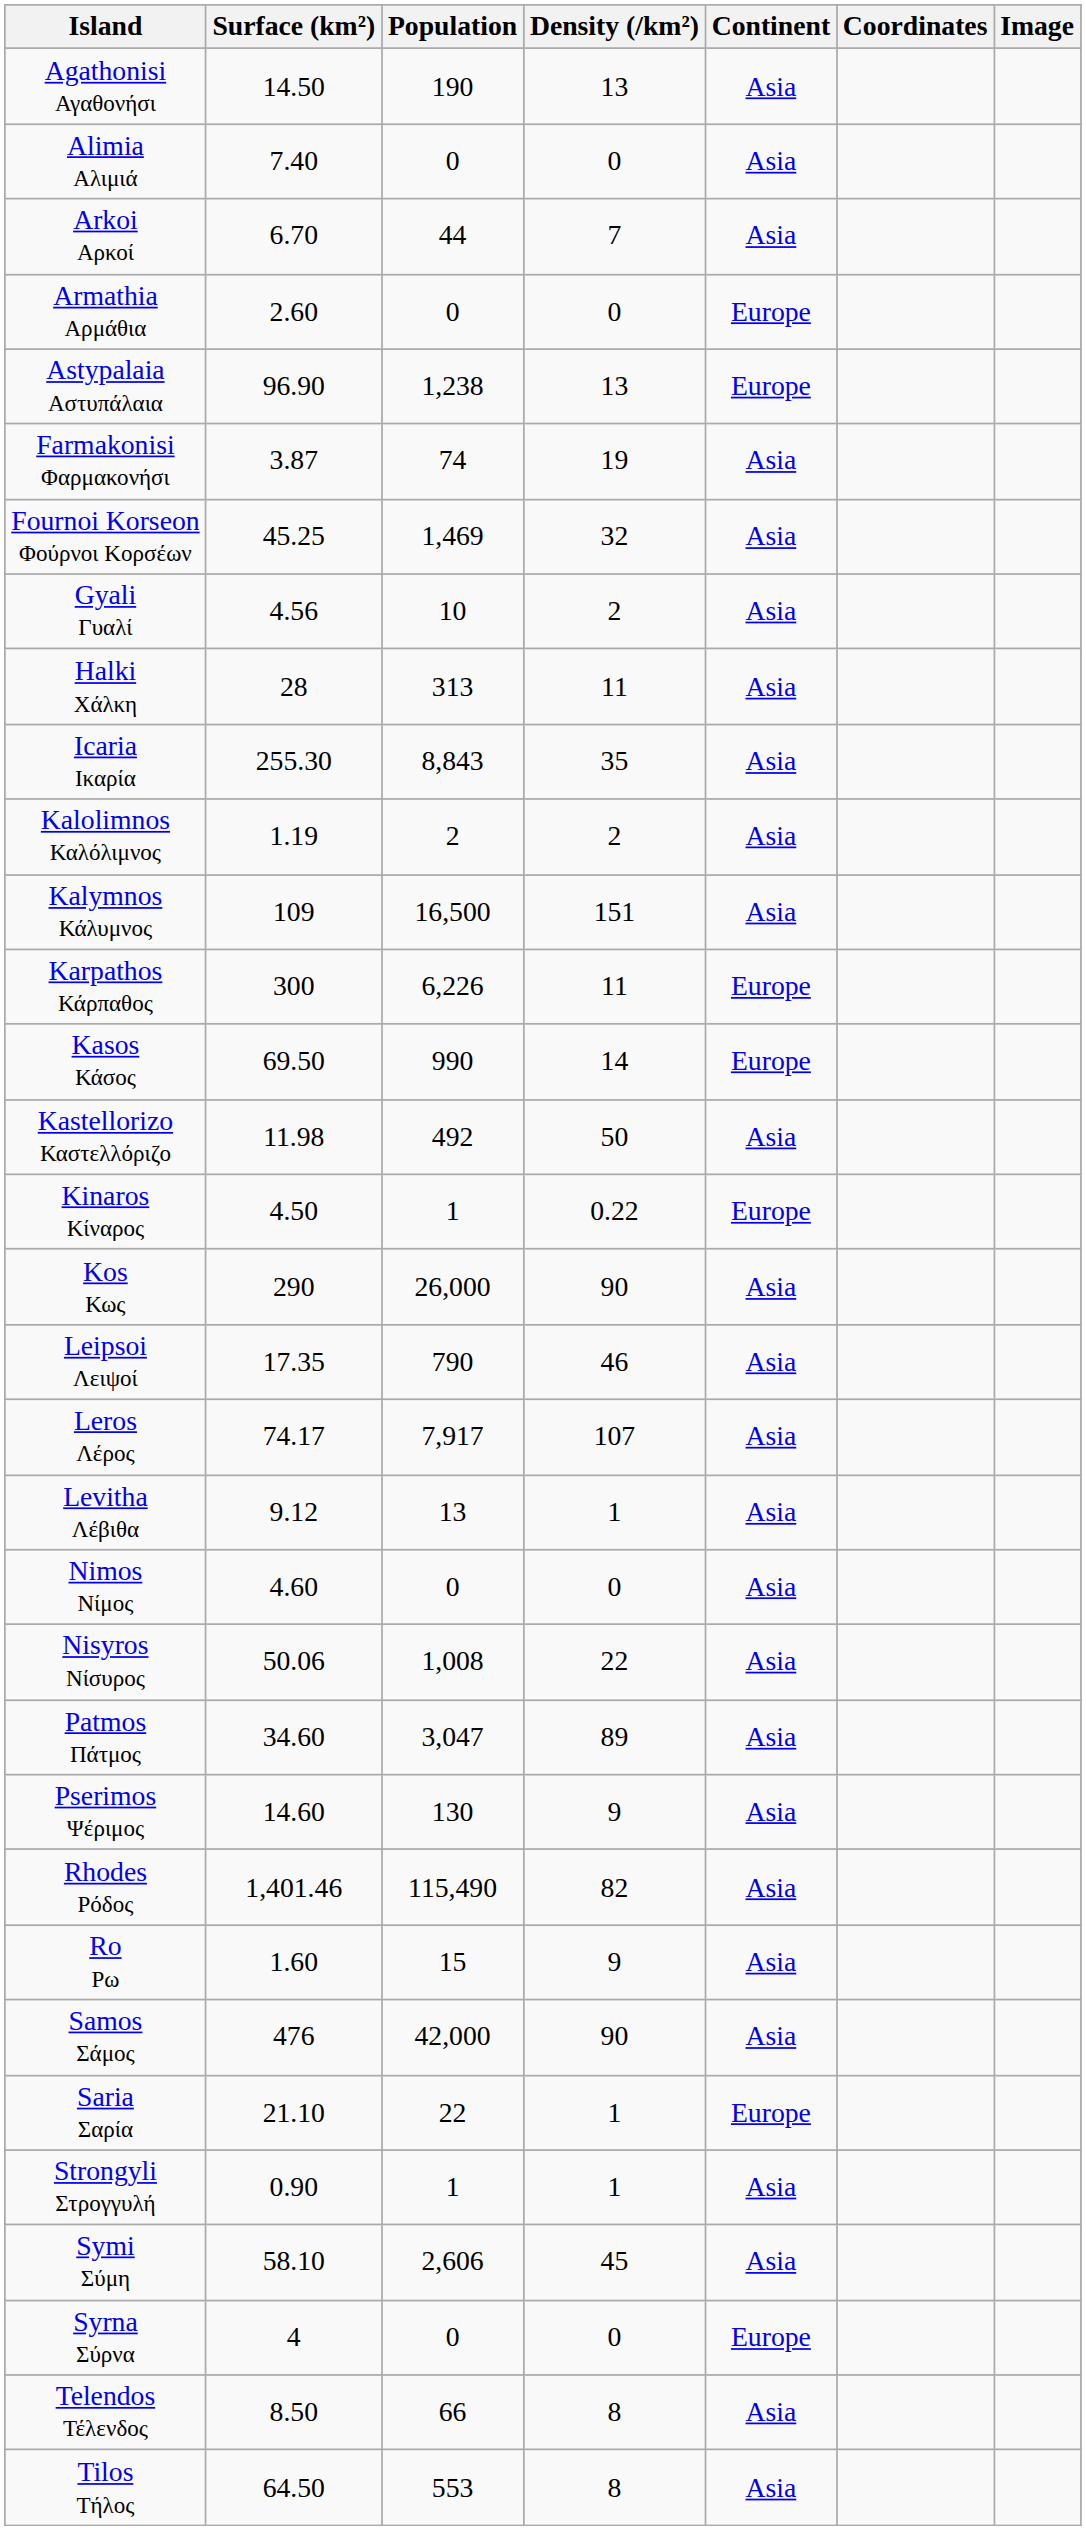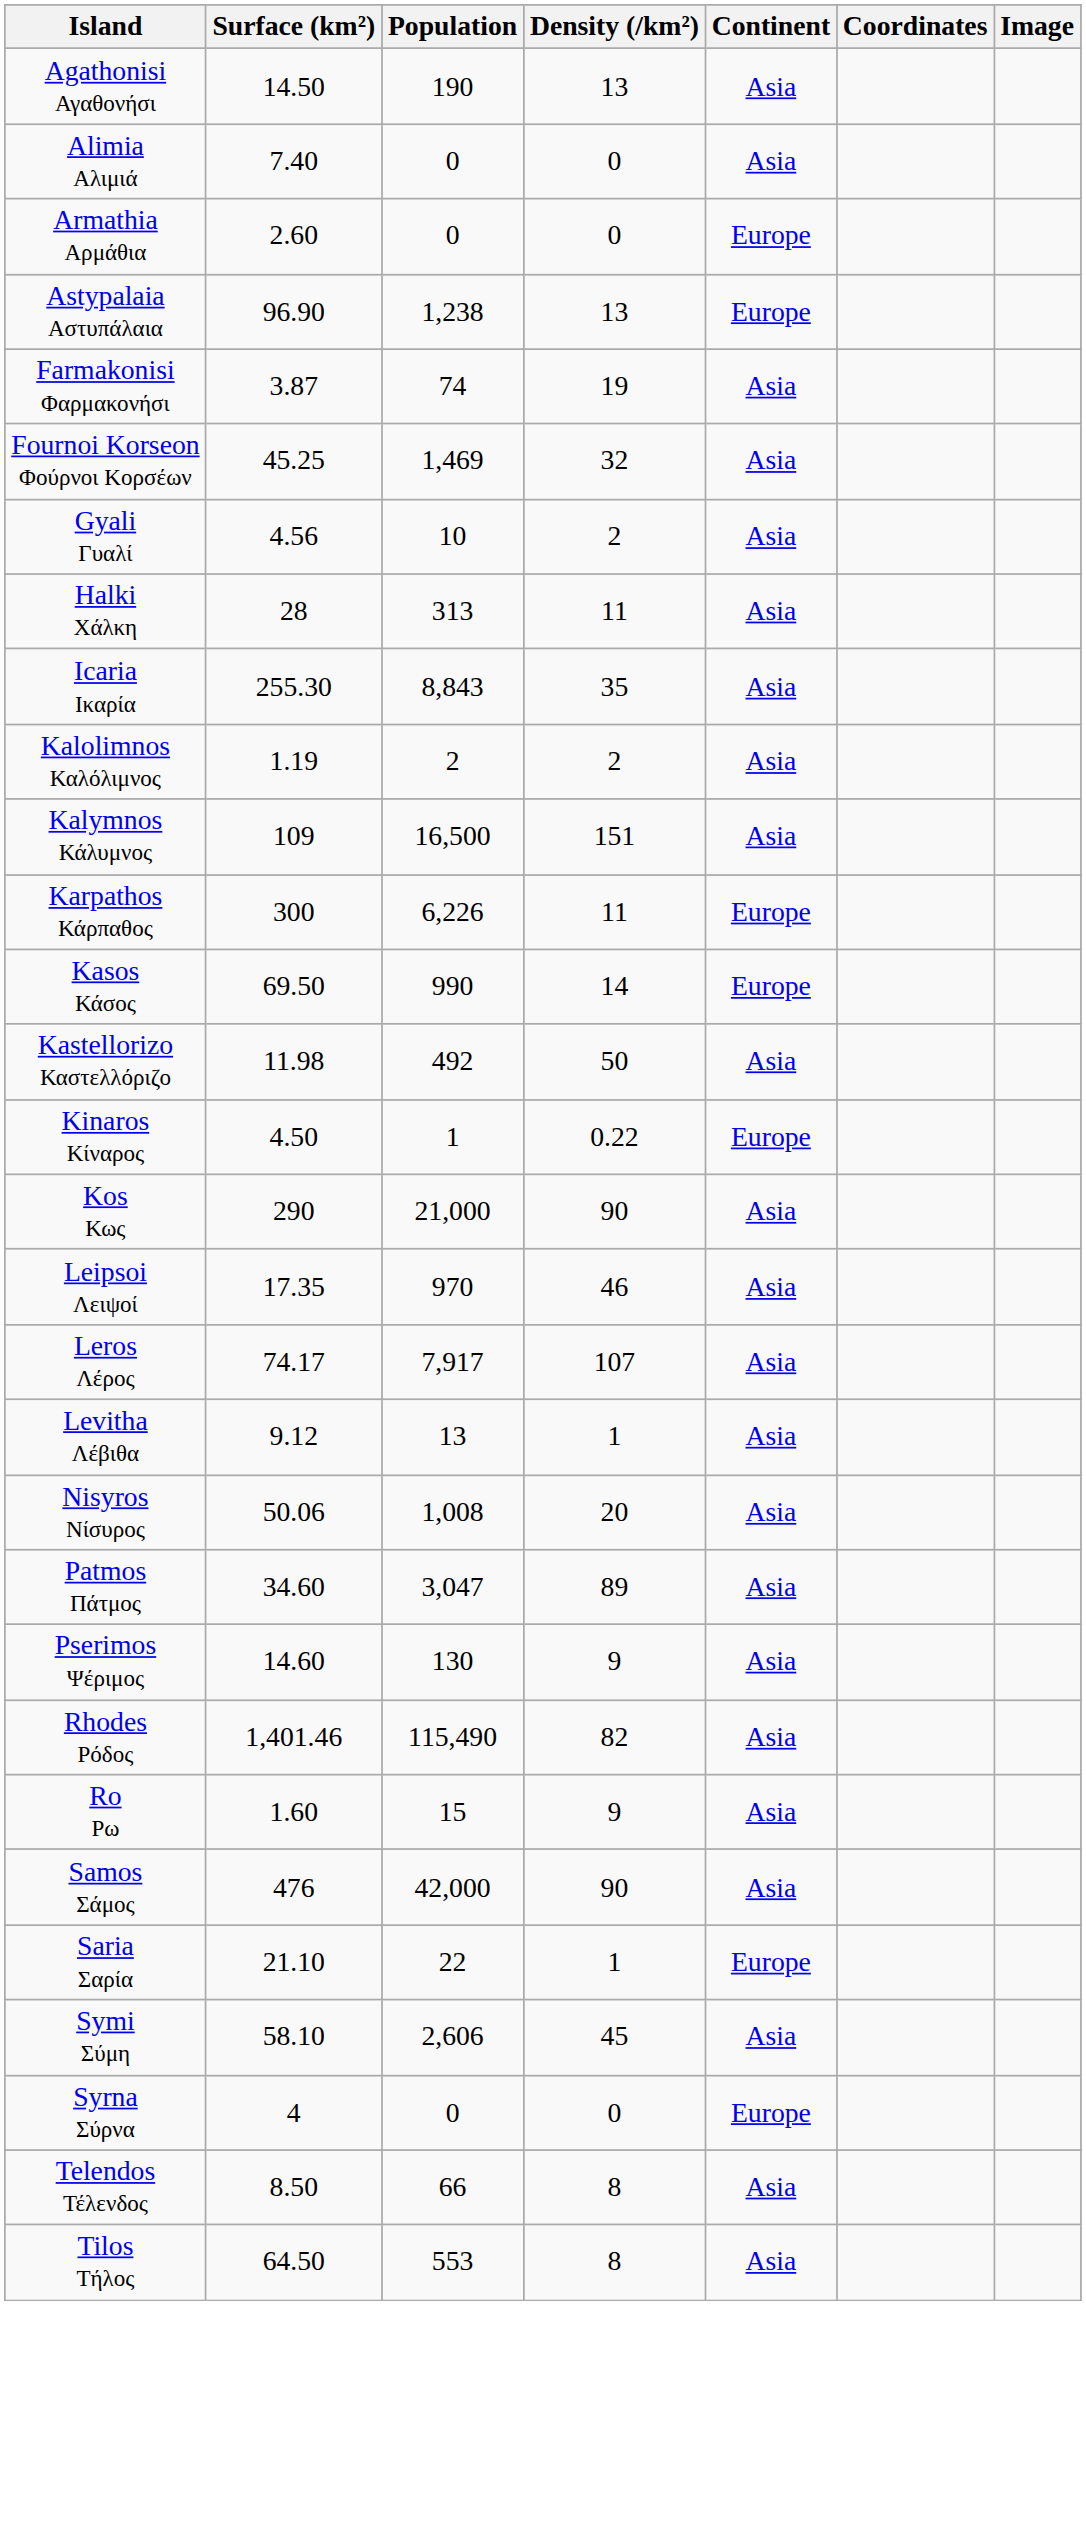- row: (105, 235)
(453, 1286) 26,000 -> (453, 1211) 21,000
(453, 1361) 790 -> (453, 1286) 970
- row: (105, 1586)
(614, 1661) 22 -> (614, 1511) 20
- row: (105, 2187)
